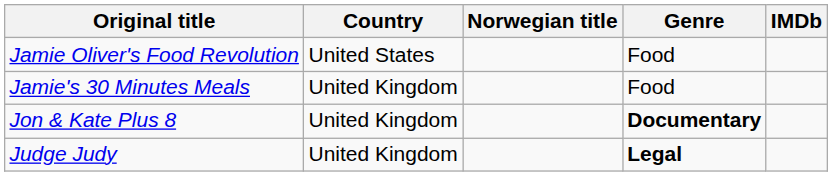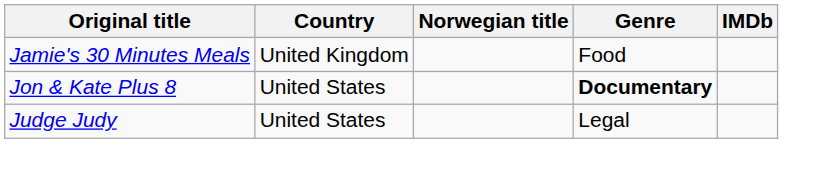- row: (154, 54)
(383, 120) United Kingdom -> (323, 87) United States
(383, 154) United Kingdom -> (323, 120) United States
(655, 154) bold -> (604, 120) normal
